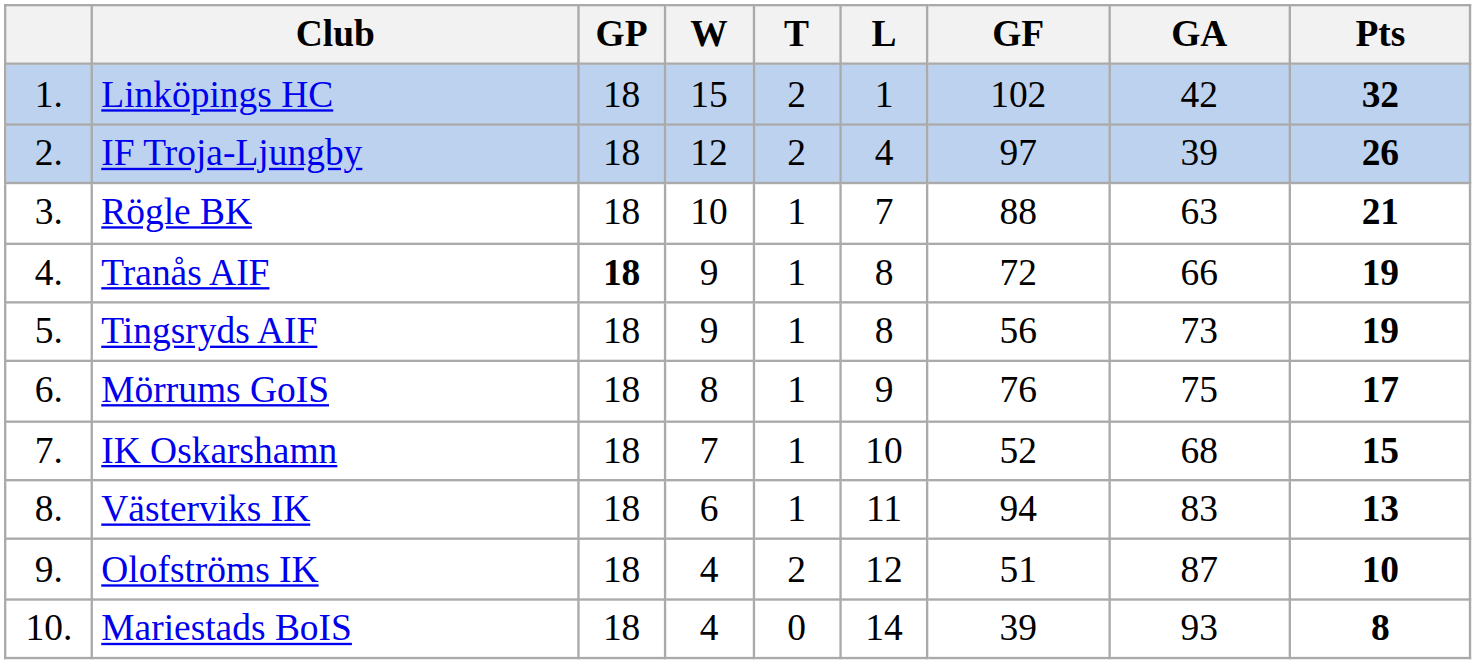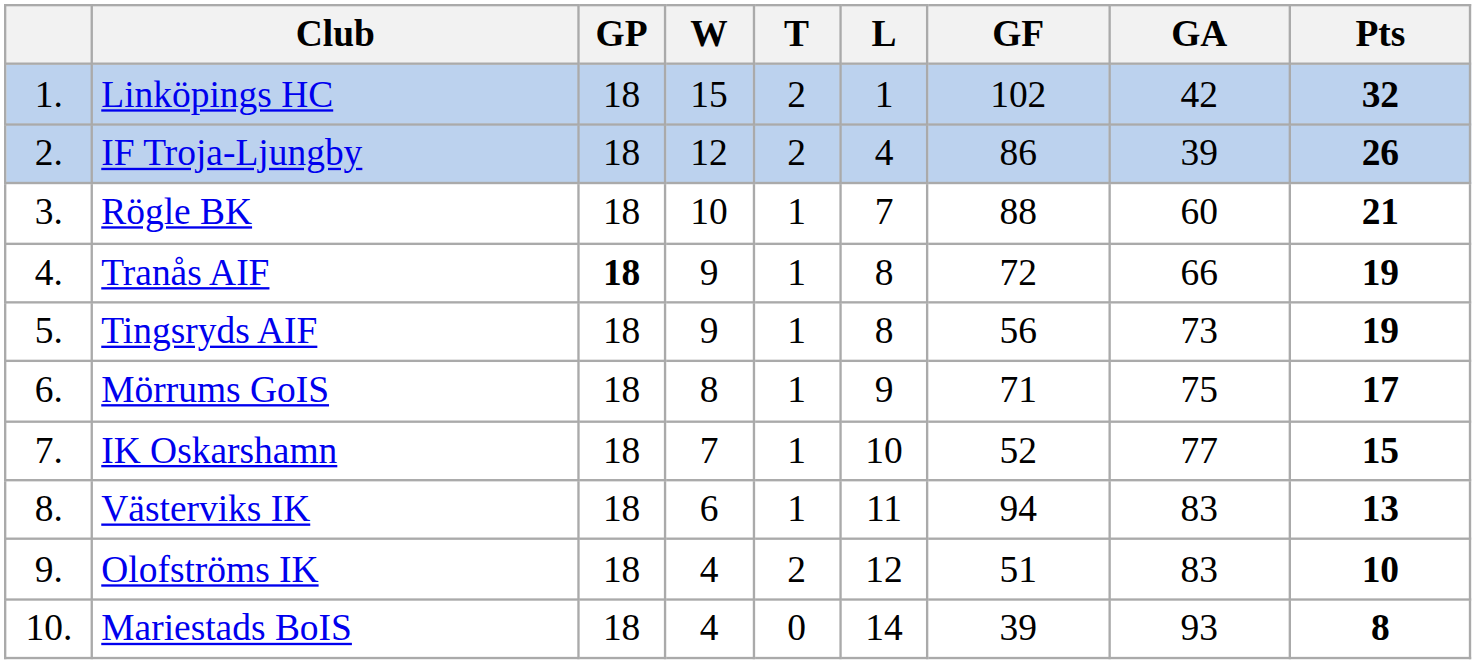(1018, 152) 97 -> (1018, 152) 86
(1199, 212) 63 -> (1199, 212) 60
(1018, 390) 76 -> (1018, 390) 71
(1199, 449) 68 -> (1199, 449) 77
(1199, 568) 87 -> (1199, 568) 83
